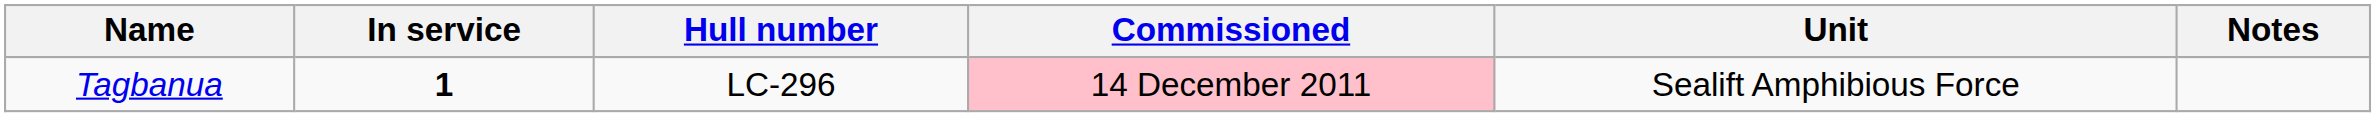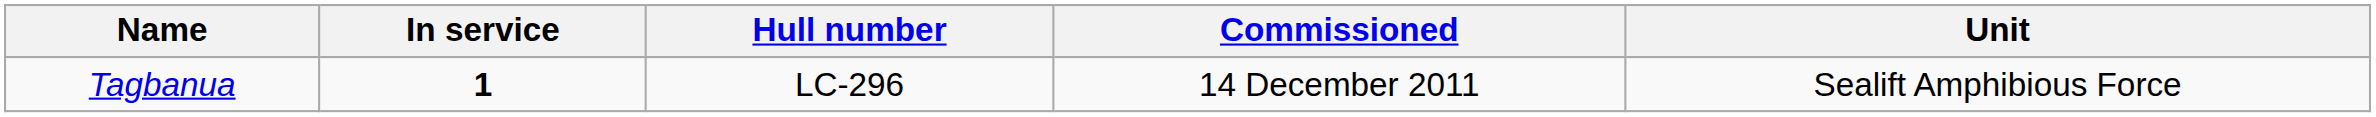- column: (2273, 30)
(1231, 83) pink background -> (1339, 83) no background
